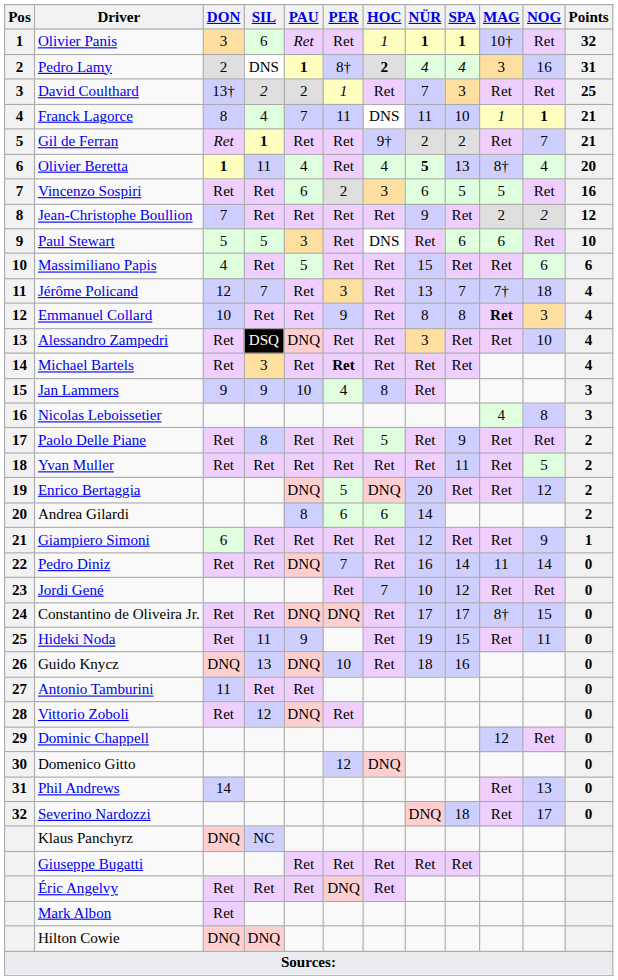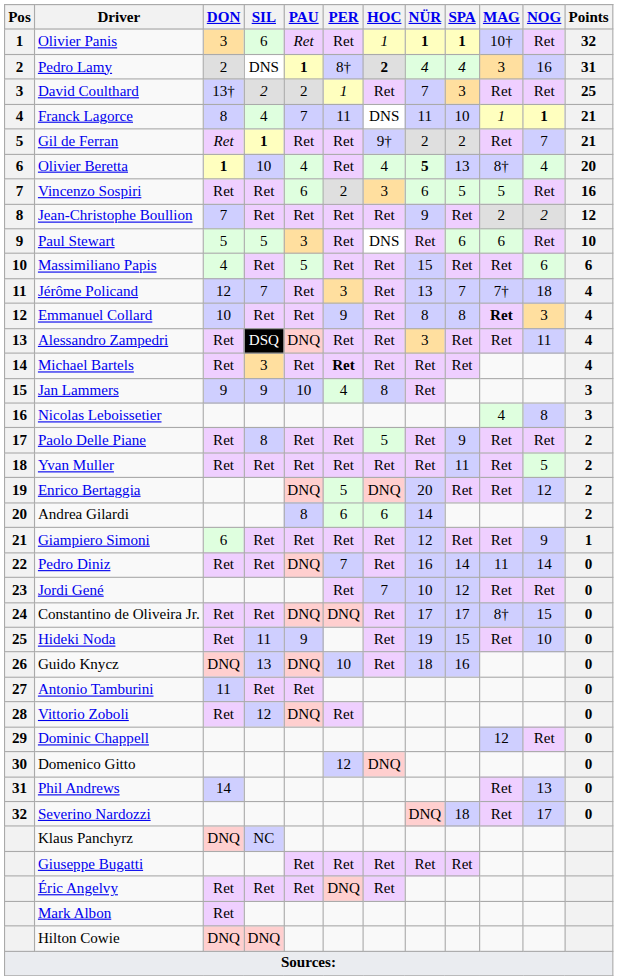(264, 165) 11 -> (264, 165) 10
(544, 340) 10 -> (544, 340) 11
(544, 639) 11 -> (544, 639) 10
